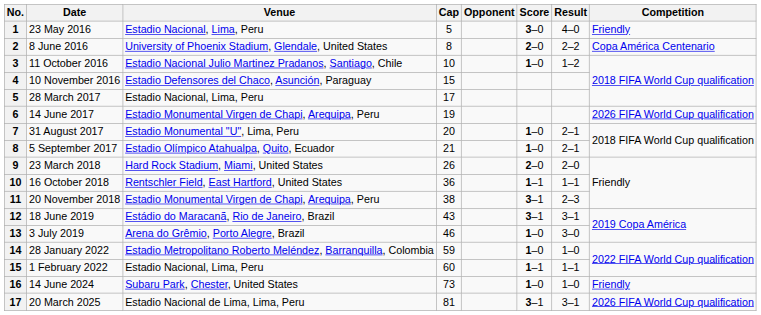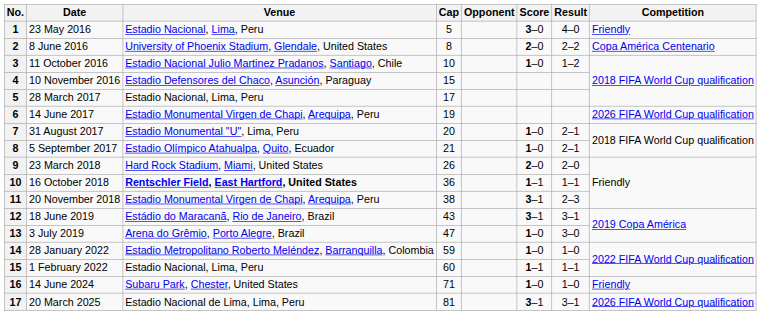(234, 183) normal -> (241, 183) bold
(449, 234) 46 -> (449, 234) 47
(449, 285) 73 -> (449, 285) 71
